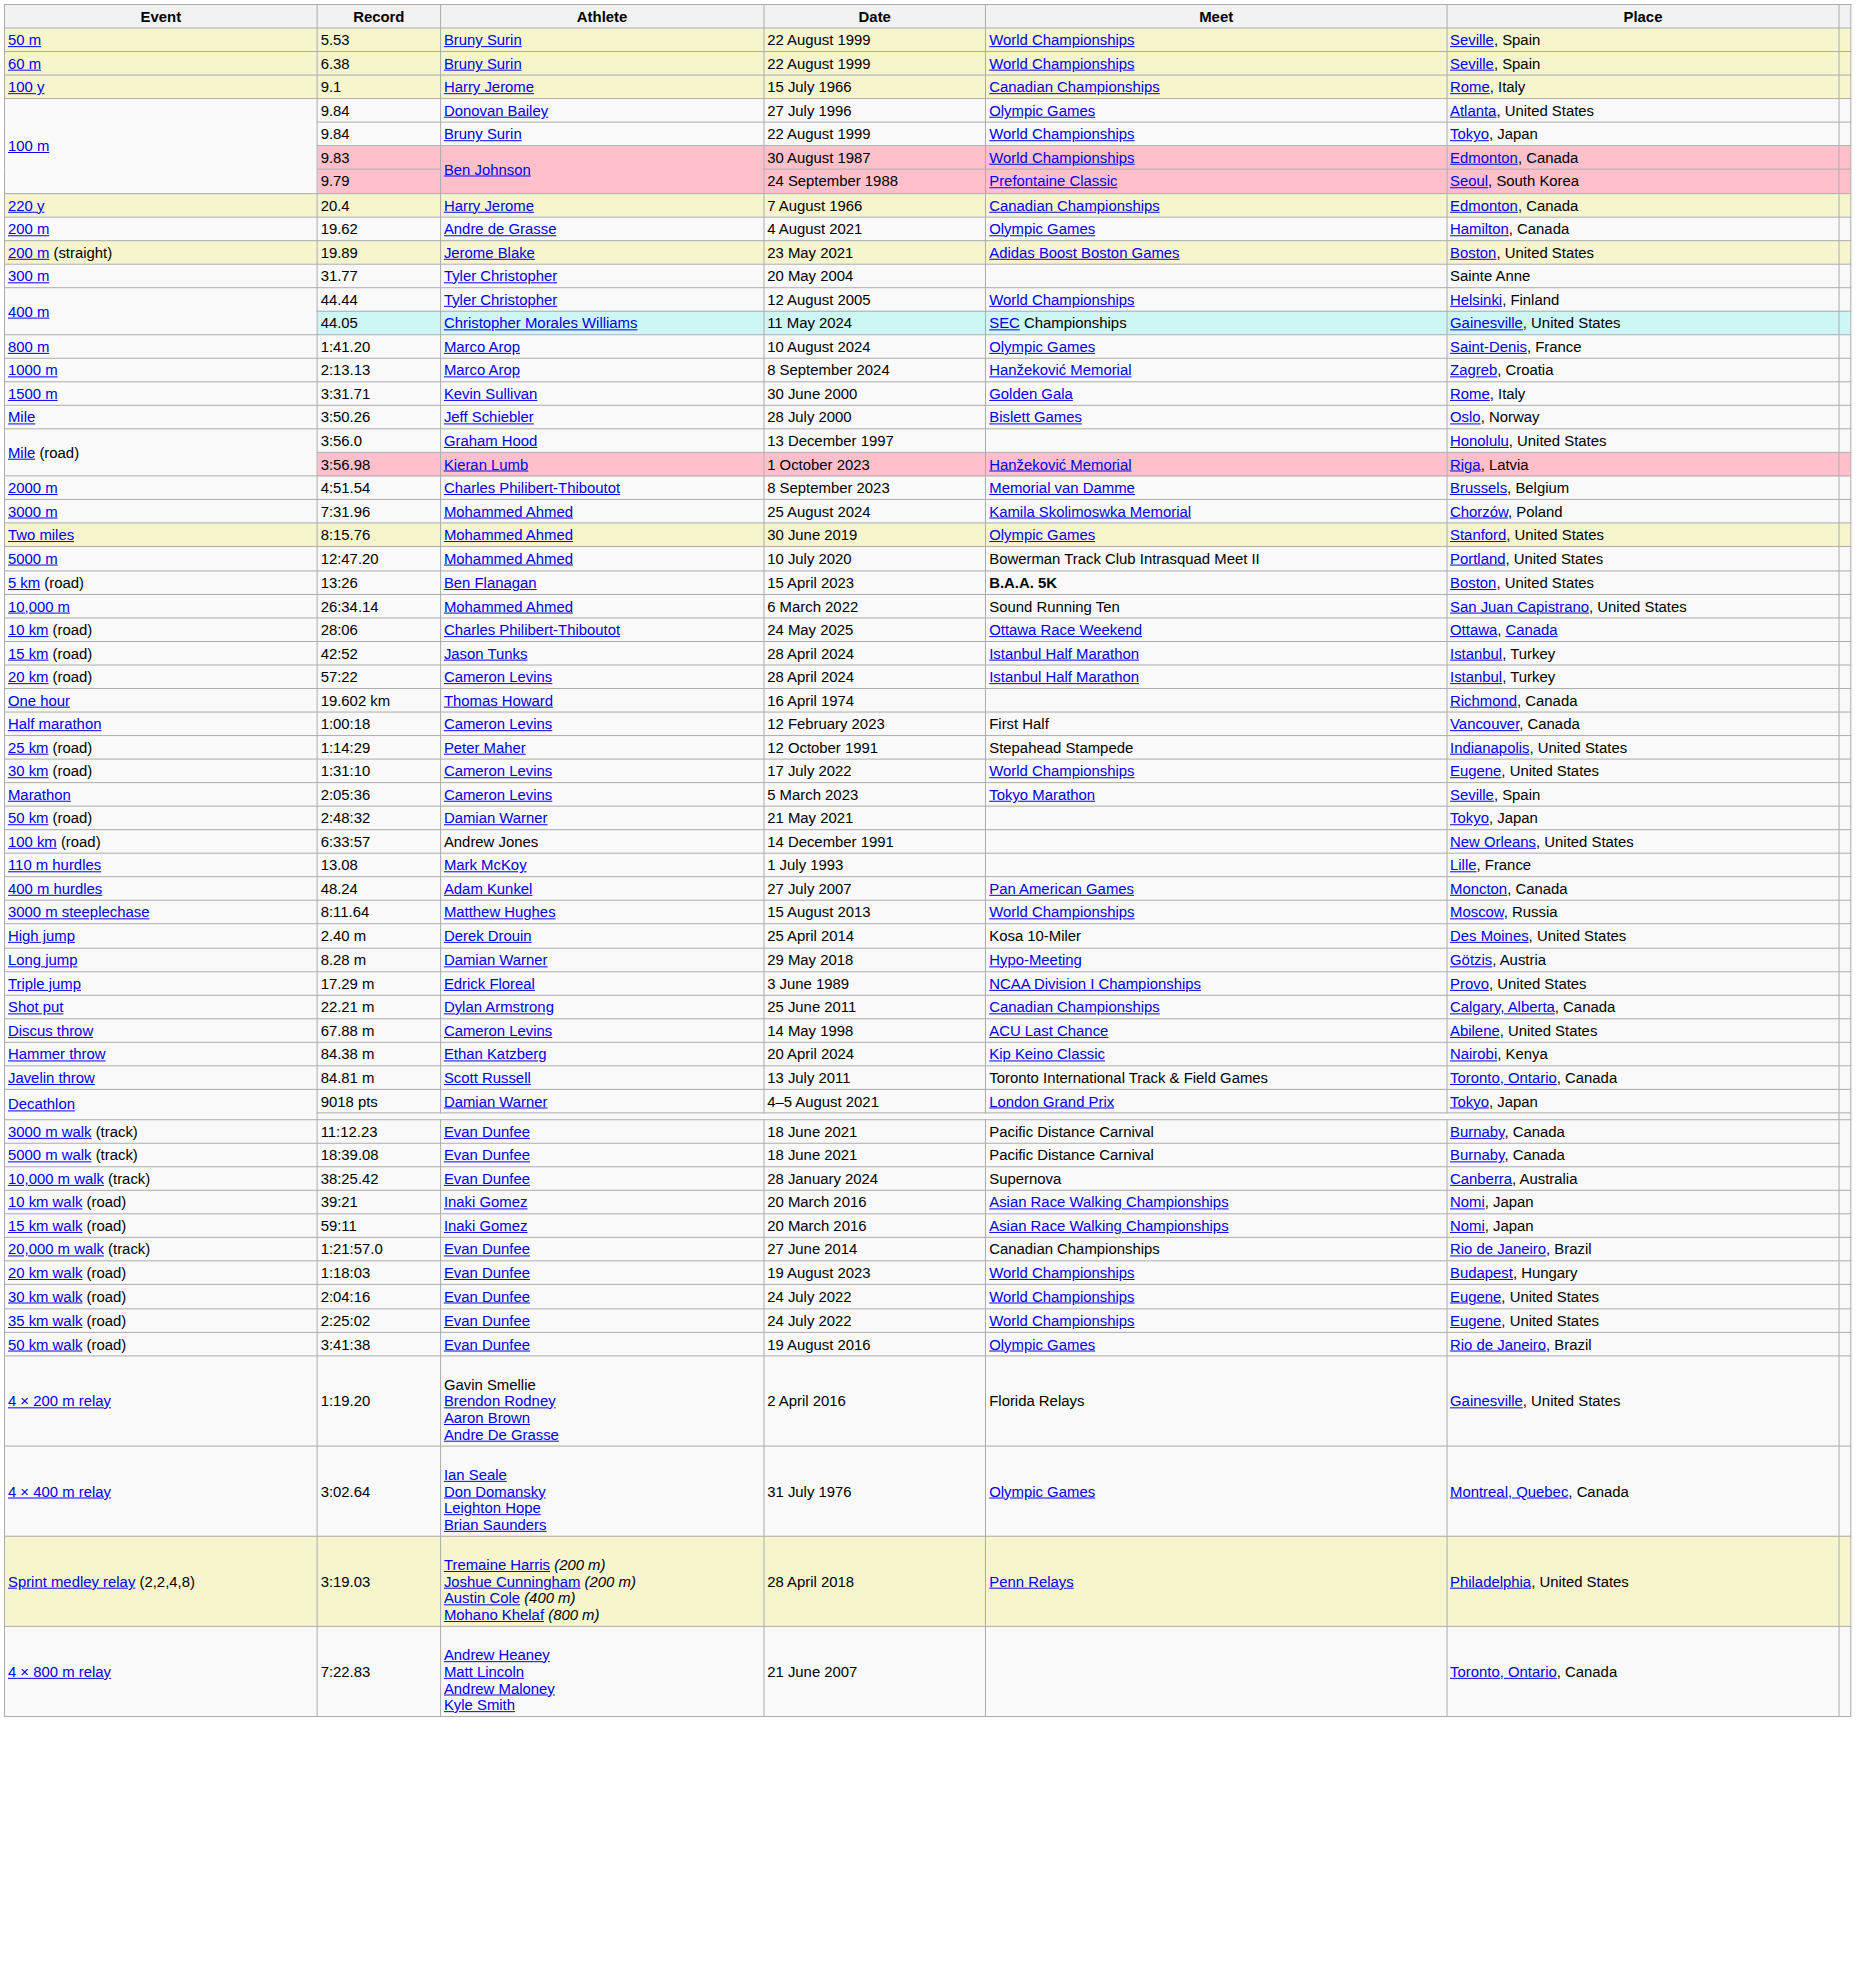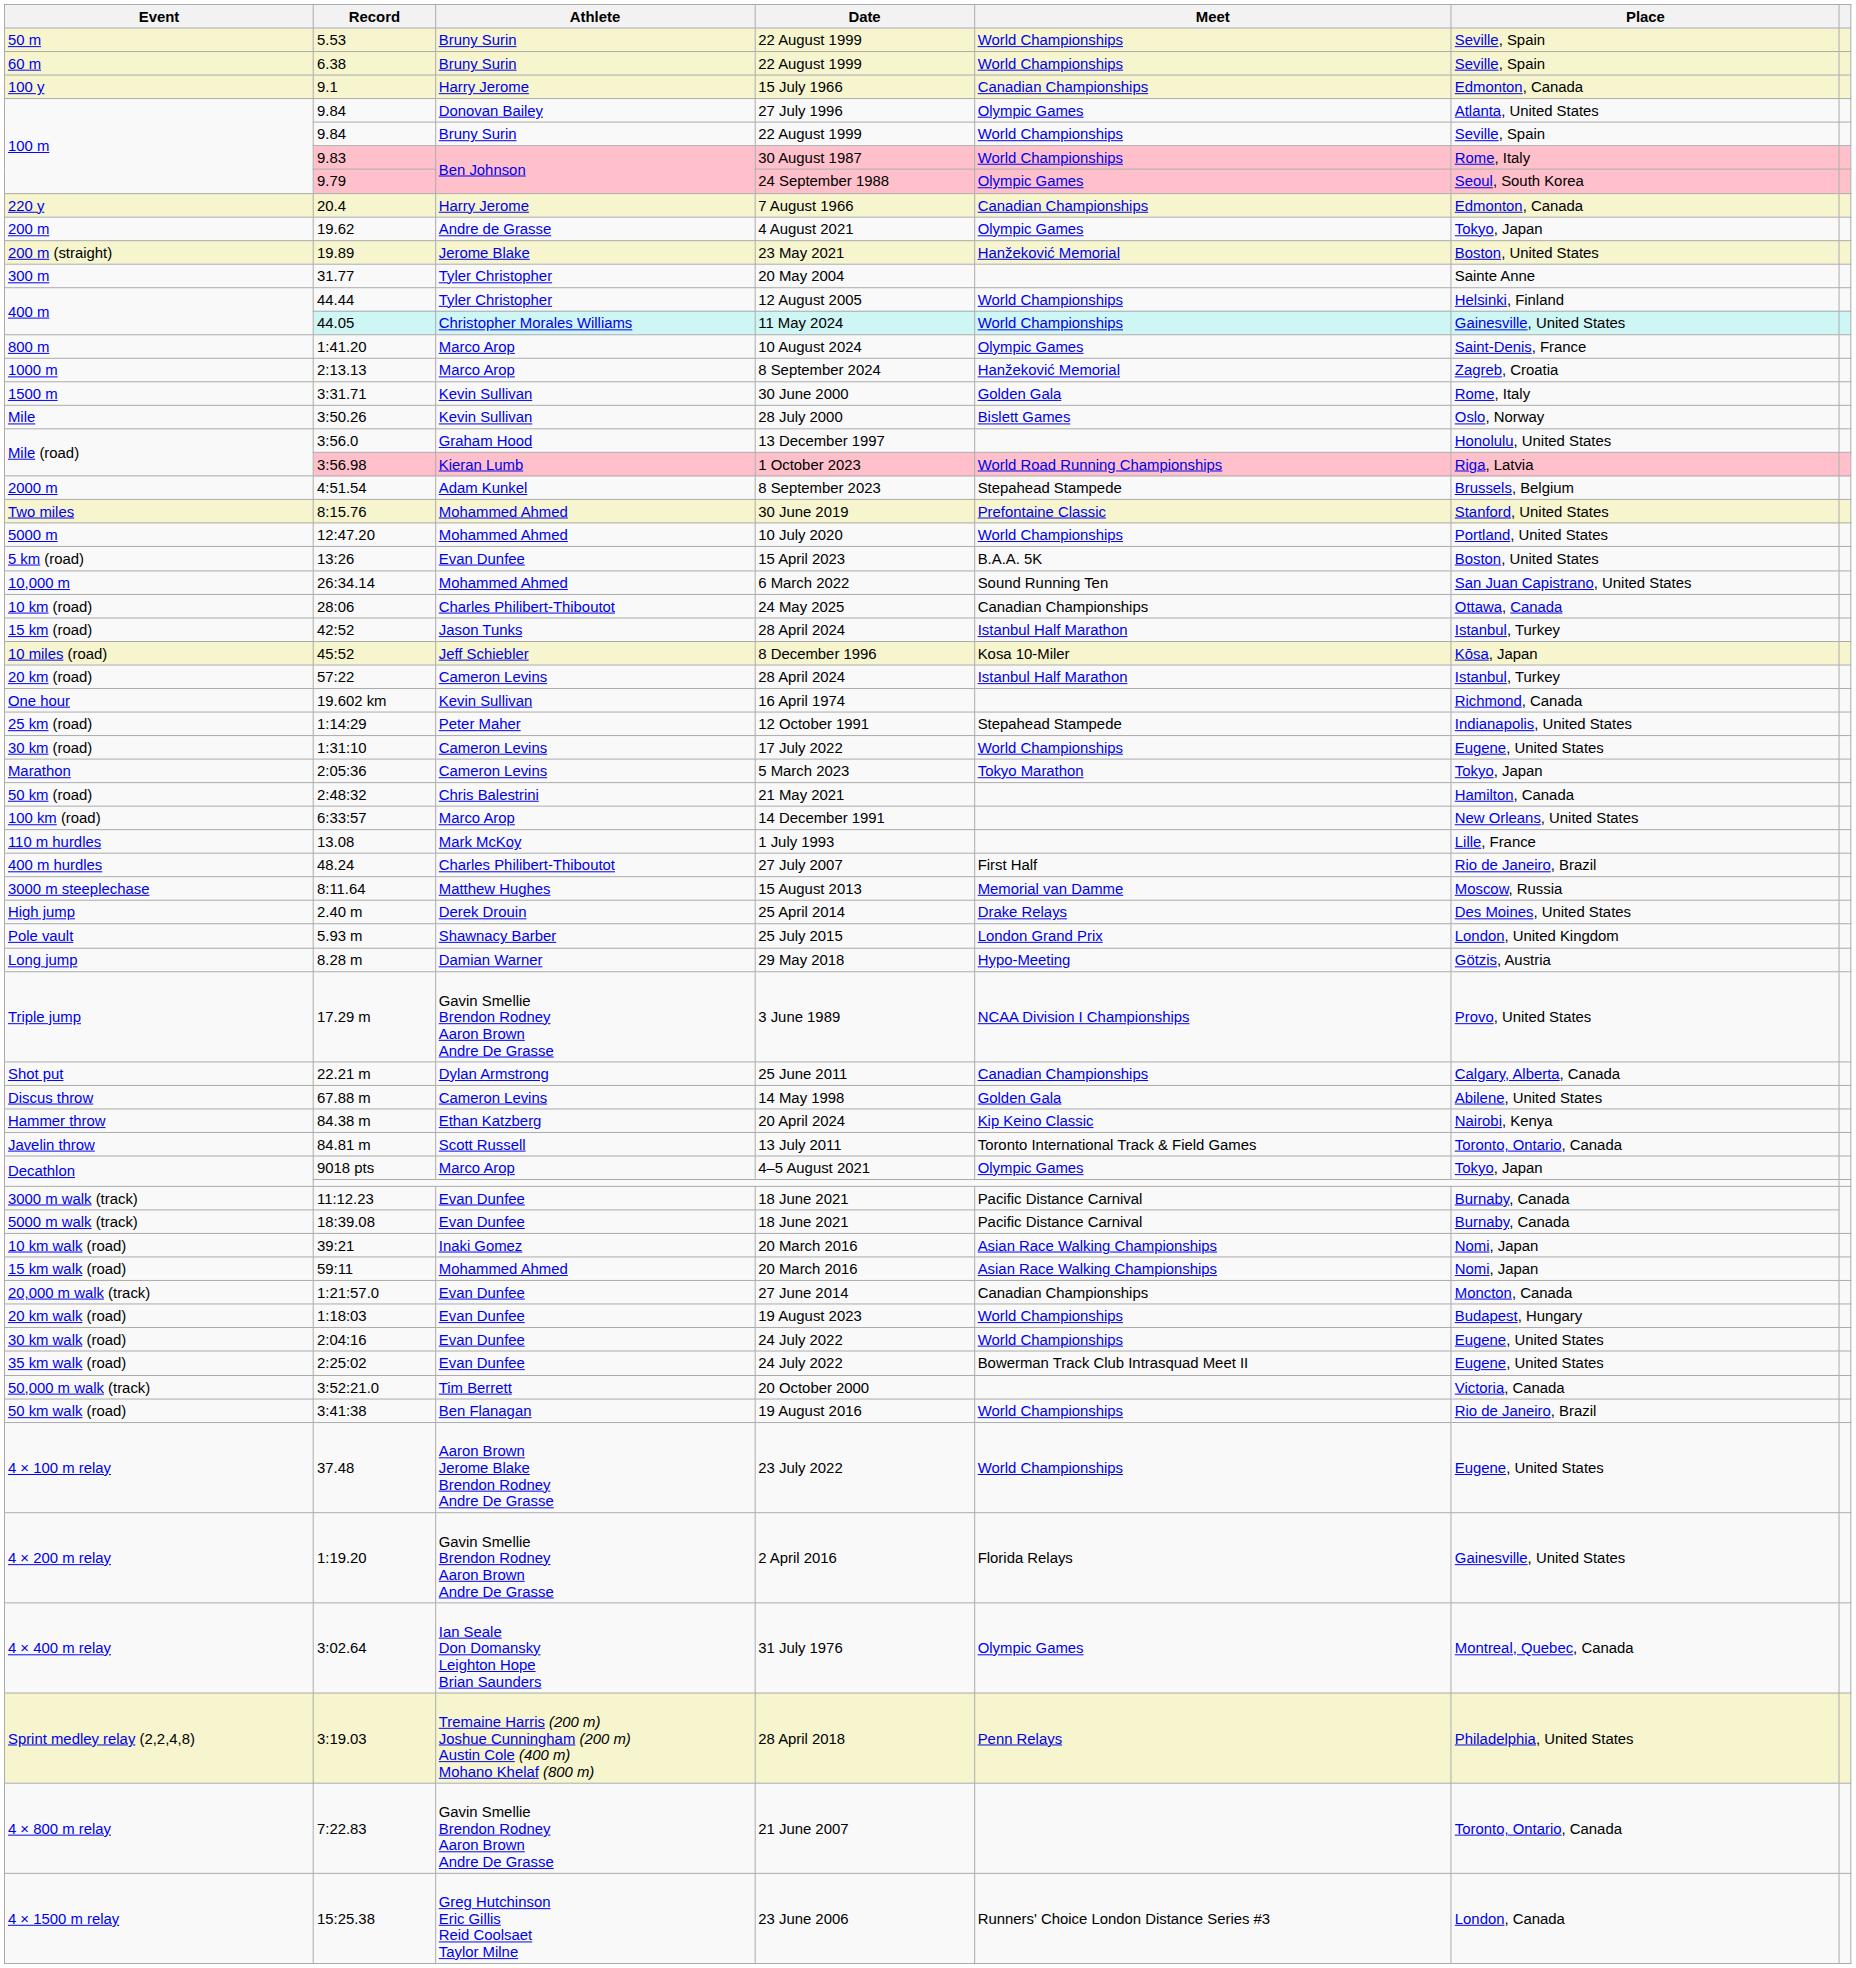(1488, 87) Rome, Italy -> (1519, 87) Edmonton, Canada
(1494, 134) Tokyo, Japan -> (1500, 134) Seville, Spain
(1514, 158) Edmonton, Canada -> (1492, 158) Rome, Italy
(1053, 182) Prefontaine Classic -> (1031, 182) Olympic Games
(1510, 229) Hamilton, Canada -> (1499, 229) Tokyo, Japan
(1084, 252) Adidas Boost Boston Games -> (1049, 252) Hanžeković Memorial
(1058, 323) SEC Championships -> (1050, 323) World Championships
(489, 417) Jeff Schiebler -> (486, 417) Kevin Sullivan
(1060, 465) Hanžeković Memorial -> (1100, 465) World Road Running Championships
(532, 488) Charles Philibert-Thiboutot -> (483, 488) Adam Kunkel
(1062, 488) Memorial van Damme -> (1050, 488) Stepahead Stampede
- row: (33, 512)
(1042, 535) Olympic Games -> (1042, 512) Prefontaine Classic
(1124, 559) Bowerman Track Club Intrasquad Meet II -> (1050, 535) World Championships
(490, 582) Ben Flanagan -> (482, 559) Evan Dunfee
(1023, 582) bold -> (1010, 559) normal
(1066, 630) Ottawa Race Weekend -> (1063, 606) Canadian Championships
+ row: (58, 653)
(498, 700) Thomas Howard -> (486, 700) Kevin Sullivan
- row: (55, 724)
(1495, 795) Seville, Spain -> (1499, 771) Tokyo, Japan
(496, 818) Damian Warner -> (489, 795) Chris Balestrini
(1494, 818) Tokyo, Japan -> (1514, 795) Hamilton, Canada
(491, 842) Andrew Jones -> (477, 818) Marco Arop
(488, 889) Adam Kunkel -> (527, 865) Charles Philibert-Thiboutot
(1062, 889) Pan American Games -> (1007, 865) First Half
(1509, 889) Moncton, Canada -> (1526, 865) Rio de Janeiro, Brazil
(1062, 913) World Championships -> (1050, 889) Memorial van Damme
(1035, 936) Kosa 10-Miler -> (1022, 913) Drake Relays
+ row: (41, 936)
(489, 983) Edrick Floreal -> (496, 1025) Gavin Smellie Brendon Rodney Aaron Brown Andre De Grasse
(1049, 1030) ACU Last Chance -> (1019, 1097) Golden Gala
(496, 1101) Damian Warner -> (477, 1168) Marco Arop
(1052, 1101) London Grand Prix -> (1031, 1168) Olympic Games
- row: (79, 1179)
(486, 1226) Inaki Gomez -> (503, 1269) Mohammed Ahmed
(1521, 1250) Rio de Janeiro, Brazil -> (1514, 1293) Moncton, Canada
(1062, 1320) World Championships -> (1113, 1363) Bowerman Track Club Intrasquad Meet II
+ row: (79, 1387)
(487, 1344) Evan Dunfee -> (485, 1411) Ben Flanagan
(1042, 1344) Olympic Games -> (1050, 1411) World Championships
+ row: (59, 1467)
(499, 1680) Andrew Heaney Matt Lincoln Andrew Maloney Kyle Smith -> (496, 1837) Gavin Smellie Brendon Rodney Aaron Brown Andre De Grasse
+ row: (64, 1919)
